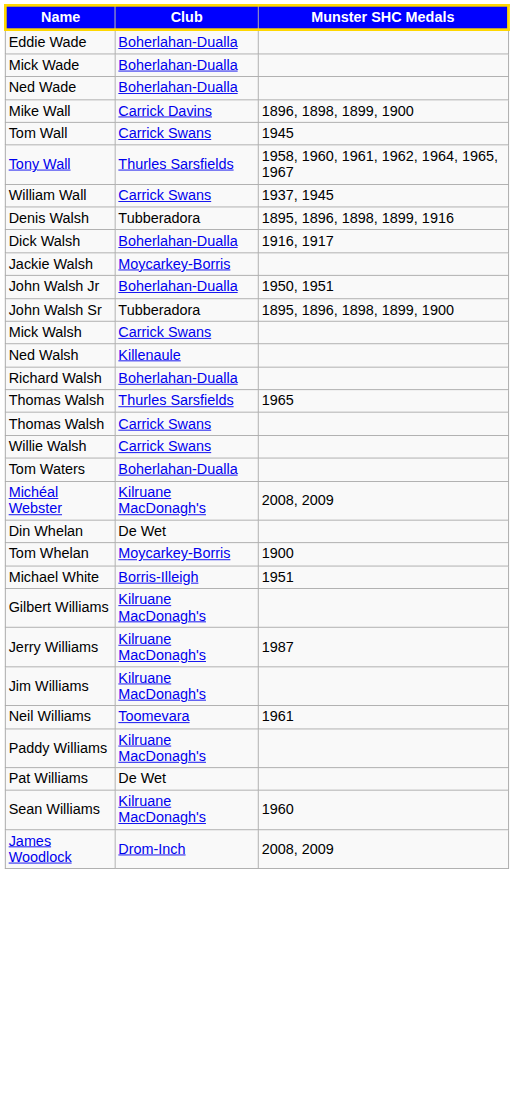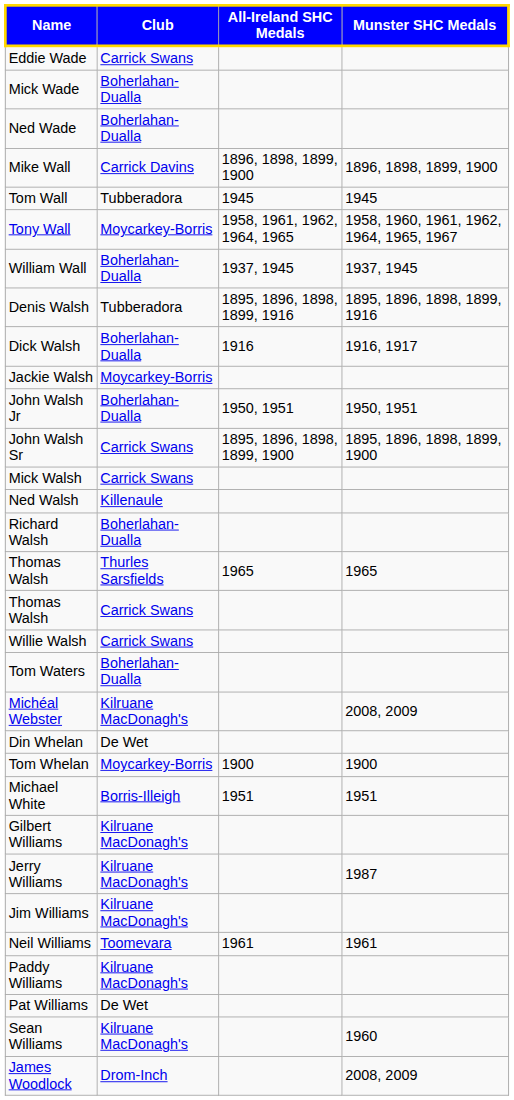+ column: (280, 25)
(178, 42) Boherlahan-Dualla -> (147, 58) Carrick Swans
(165, 133) Carrick Swans -> (141, 198) Tubberadora
(176, 164) Thurles Sarsfields -> (156, 229) Moycarkey-Borris
(165, 195) Carrick Swans -> (140, 268) Boherlahan-Dualla
(159, 309) Tubberadora -> (147, 447) Carrick Swans
